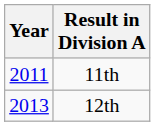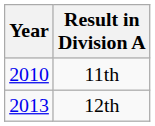(29, 74) 2011 -> (29, 74) 2010
